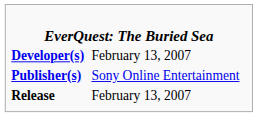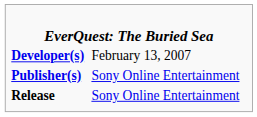(141, 95) February 13, 2007 -> (165, 95) Sony Online Entertainment
